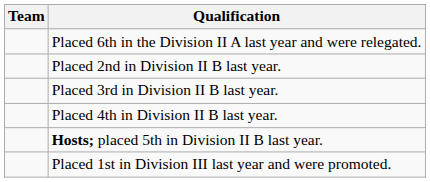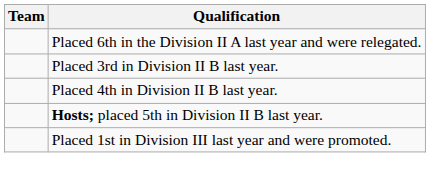- row: (166, 66)
